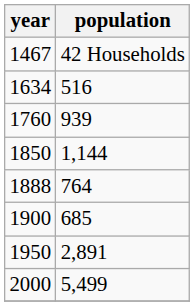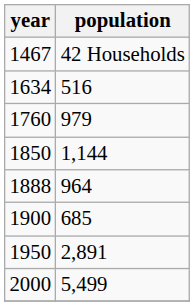(76, 119) 939 -> (76, 119) 979
(76, 185) 764 -> (76, 185) 964
